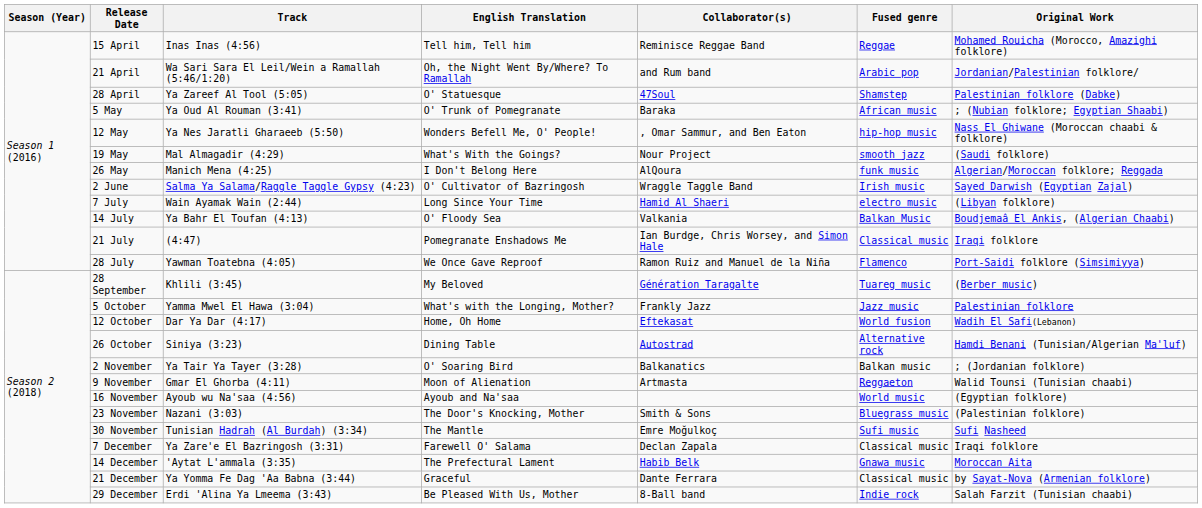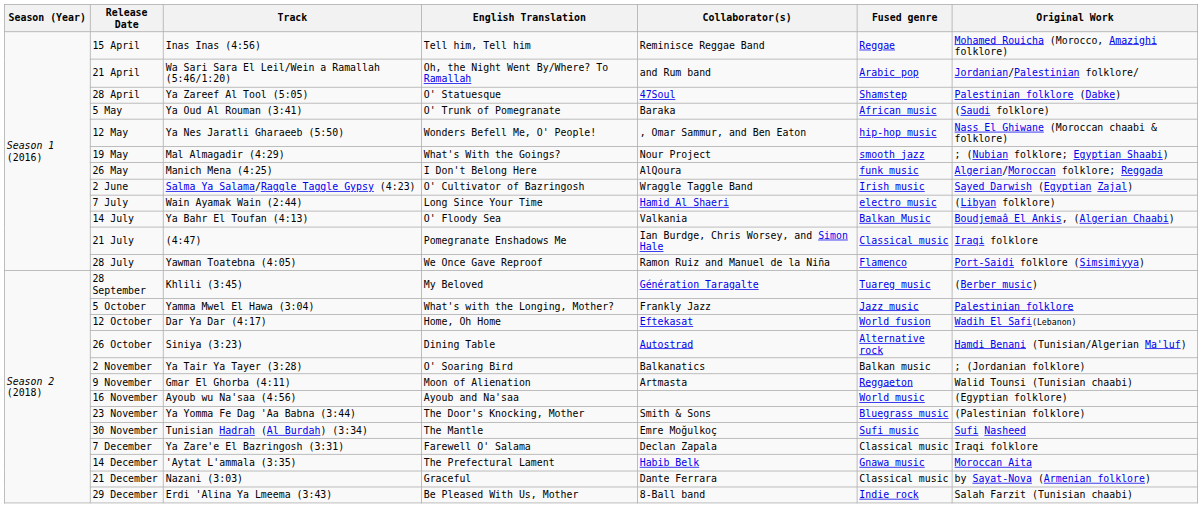(1062, 111) ; (Nubian folklore; Egyptian Shaabi) -> (1002, 111) (Saudi folklore)
(1002, 155) (Saudi folklore) -> (1062, 155) ; (Nubian folklore; Egyptian Shaabi)
(204, 414) Nazani (3:03) -> (261, 414) Ya Yomma Fe Dag 'Aa Babna (3:44)
(261, 479) Ya Yomma Fe Dag 'Aa Babna (3:44) -> (204, 479) Nazani (3:03)
